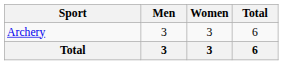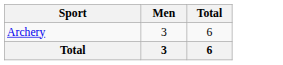- column: (209, 13)
